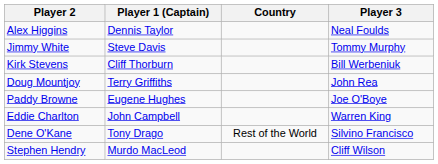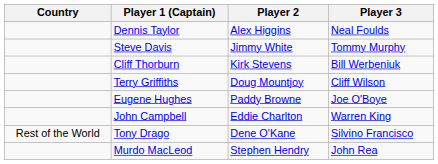columns swapped: (275, 13) <-> (55, 13)
(354, 82) John Rea -> (358, 82) Cliff Wilson
(358, 151) Cliff Wilson -> (354, 151) John Rea
